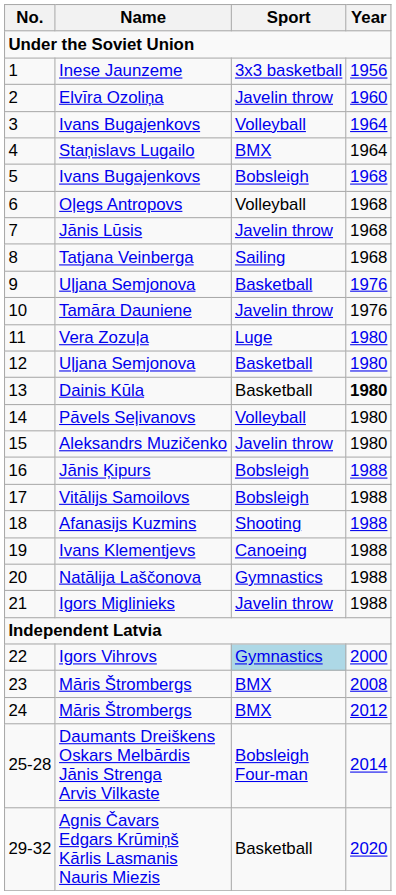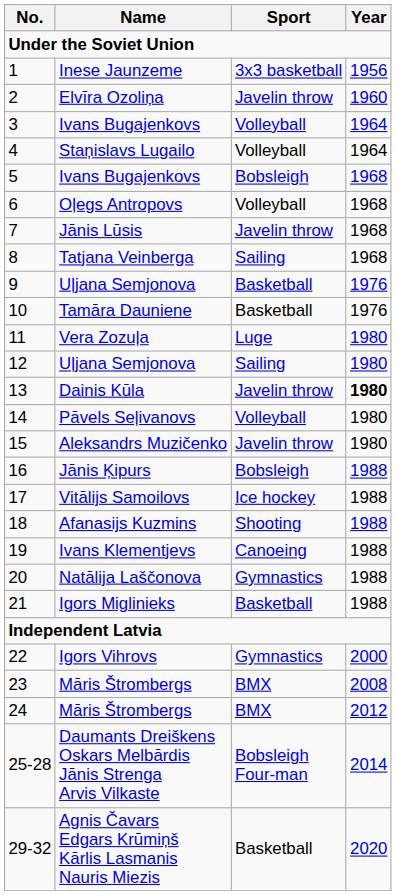(253, 151) BMX -> (270, 151) Volleyball
(284, 310) Javelin throw -> (274, 310) Basketball
(274, 364) Basketball -> (260, 364) Sailing
(274, 390) Basketball -> (284, 390) Javelin throw
(272, 497) Bobsleigh -> (275, 497) Ice hockey
(284, 603) Javelin throw -> (274, 603) Basketball
(279, 657) lightblue background -> (279, 657) no background
